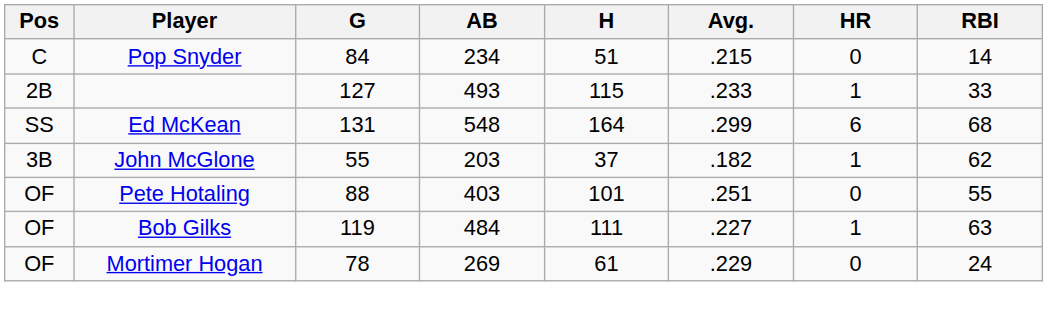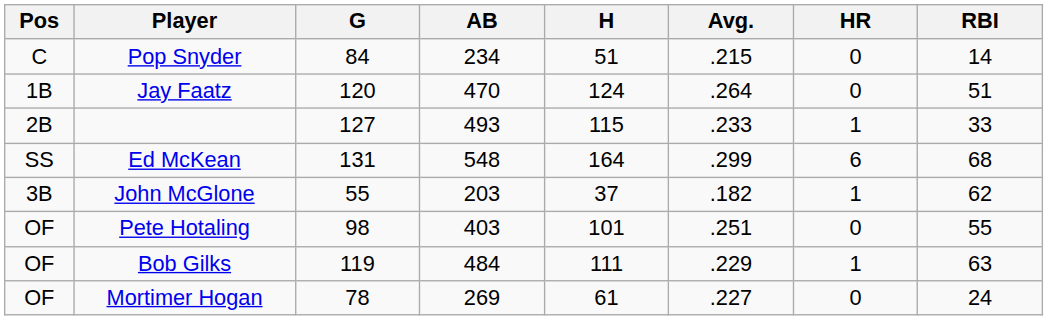+ row: (185, 90)
(357, 194) 88 -> (357, 228) 98
(731, 228) .227 -> (731, 263) .229
(731, 263) .229 -> (731, 297) .227
